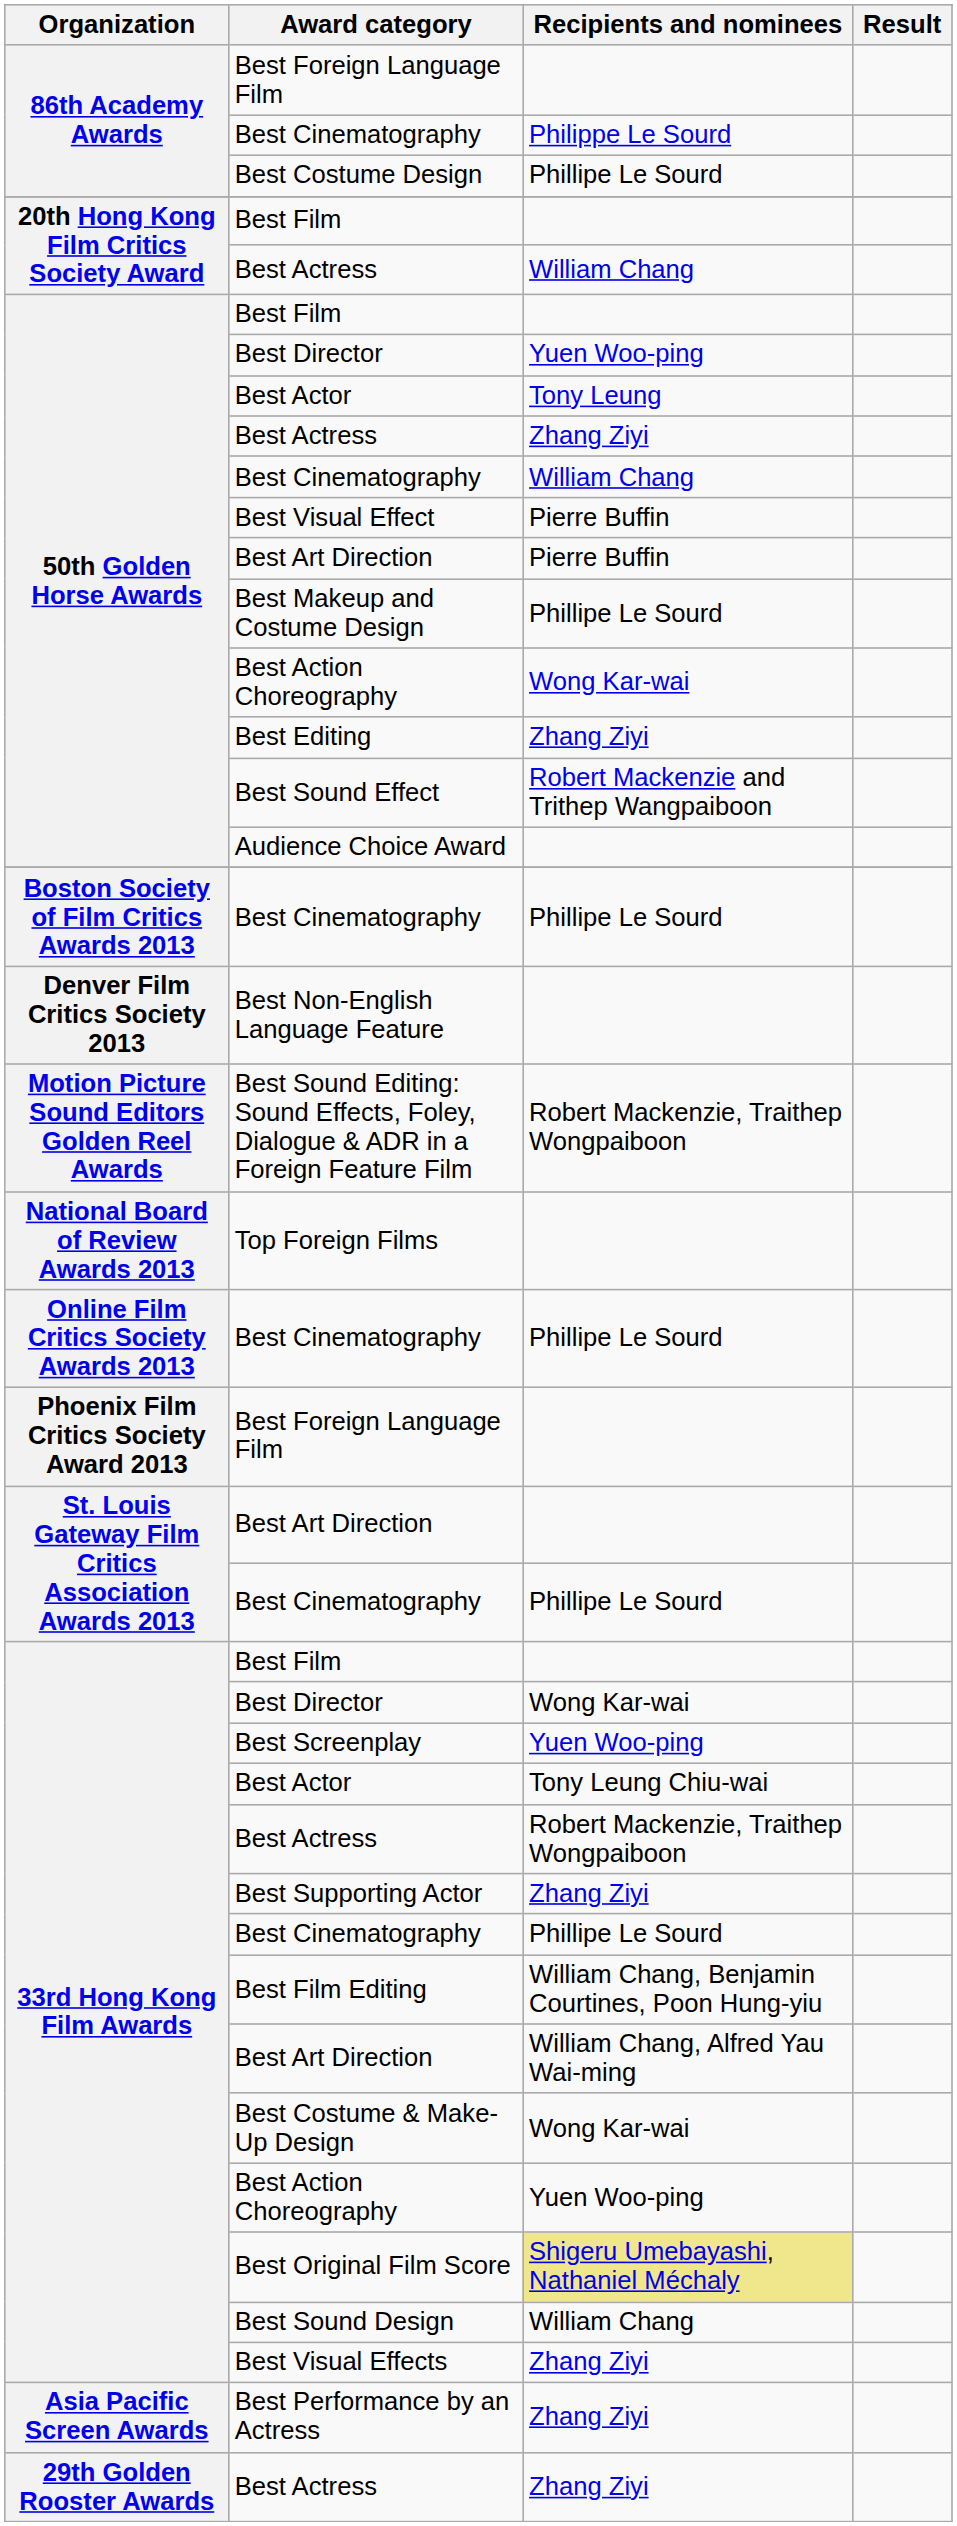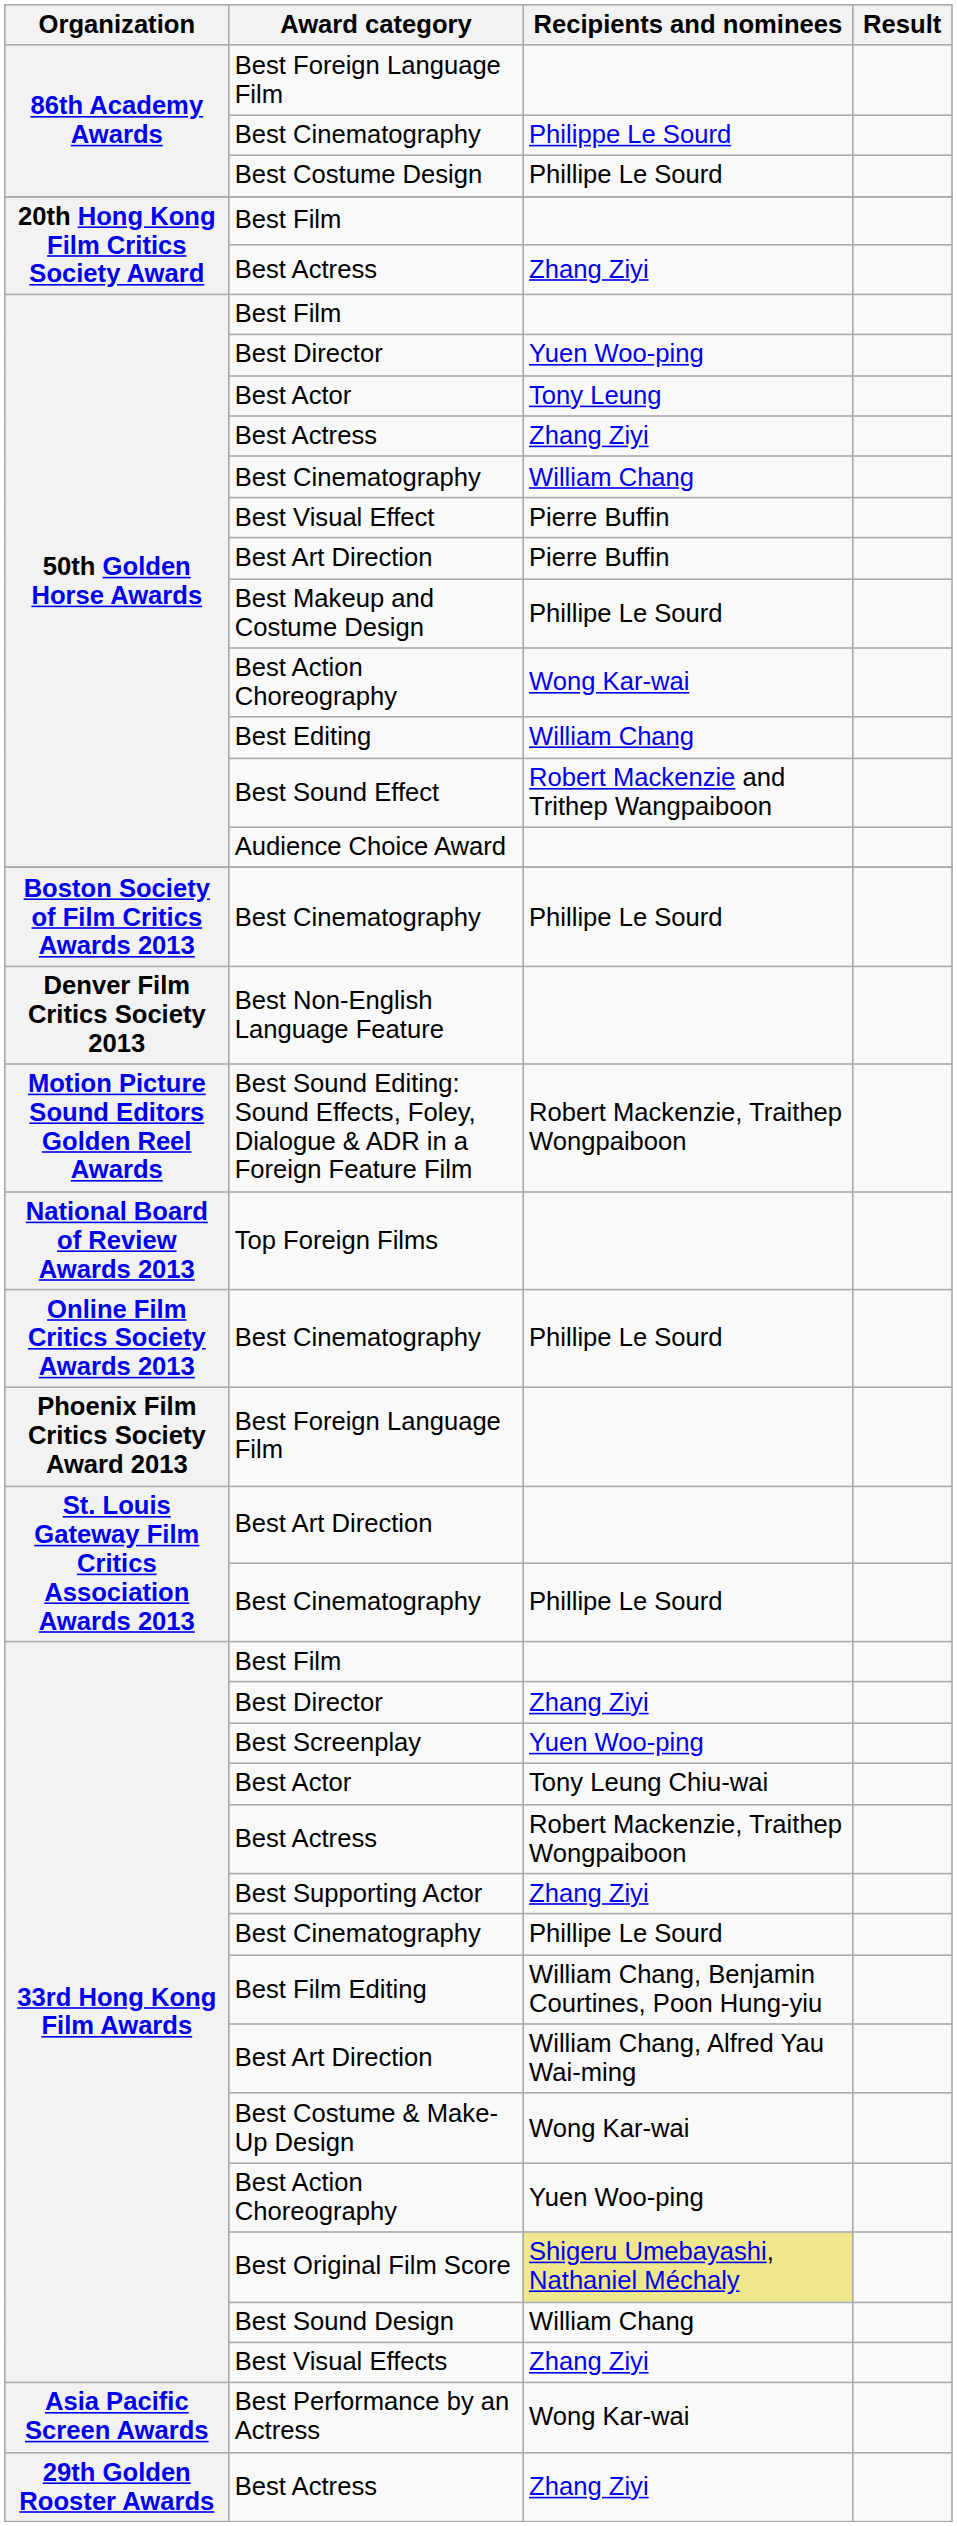(612, 269) William Chang -> (589, 269) Zhang Ziyi
(589, 737) Zhang Ziyi -> (612, 737) William Chang
(609, 1702) Wong Kar-wai -> (589, 1702) Zhang Ziyi
(589, 2417) Zhang Ziyi -> (609, 2417) Wong Kar-wai
